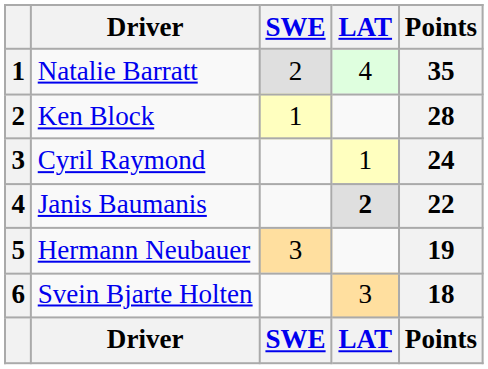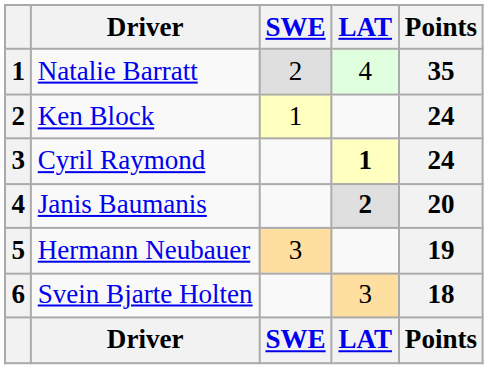(441, 115) 28 -> (441, 115) 24
(365, 160) normal -> (365, 160) bold
(441, 205) 22 -> (441, 205) 20
